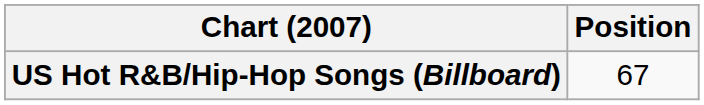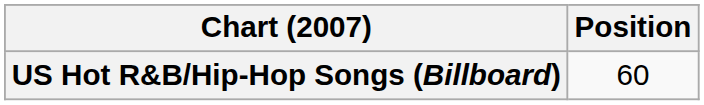(633, 74) 67 -> (633, 74) 60
